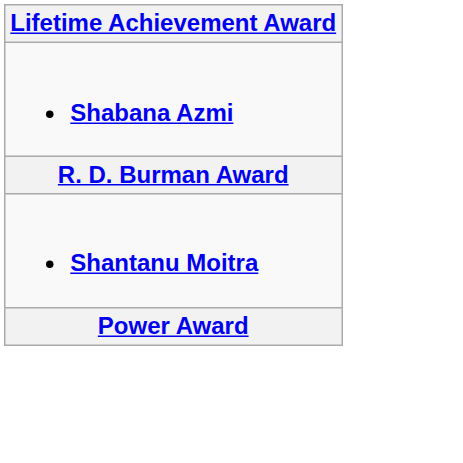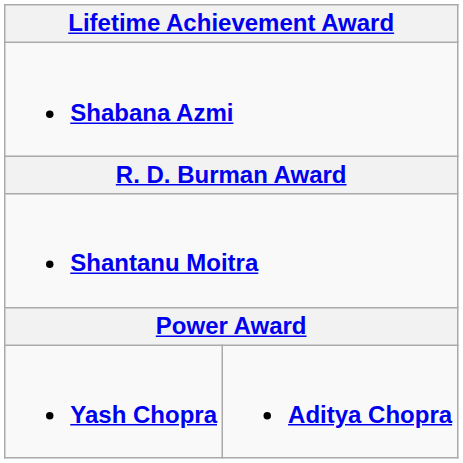+ row: (114, 415)
